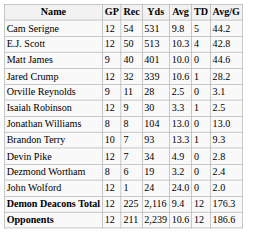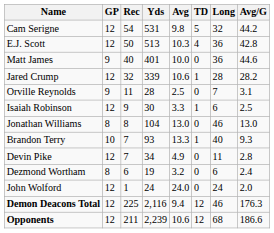+ column: (224, 12)
